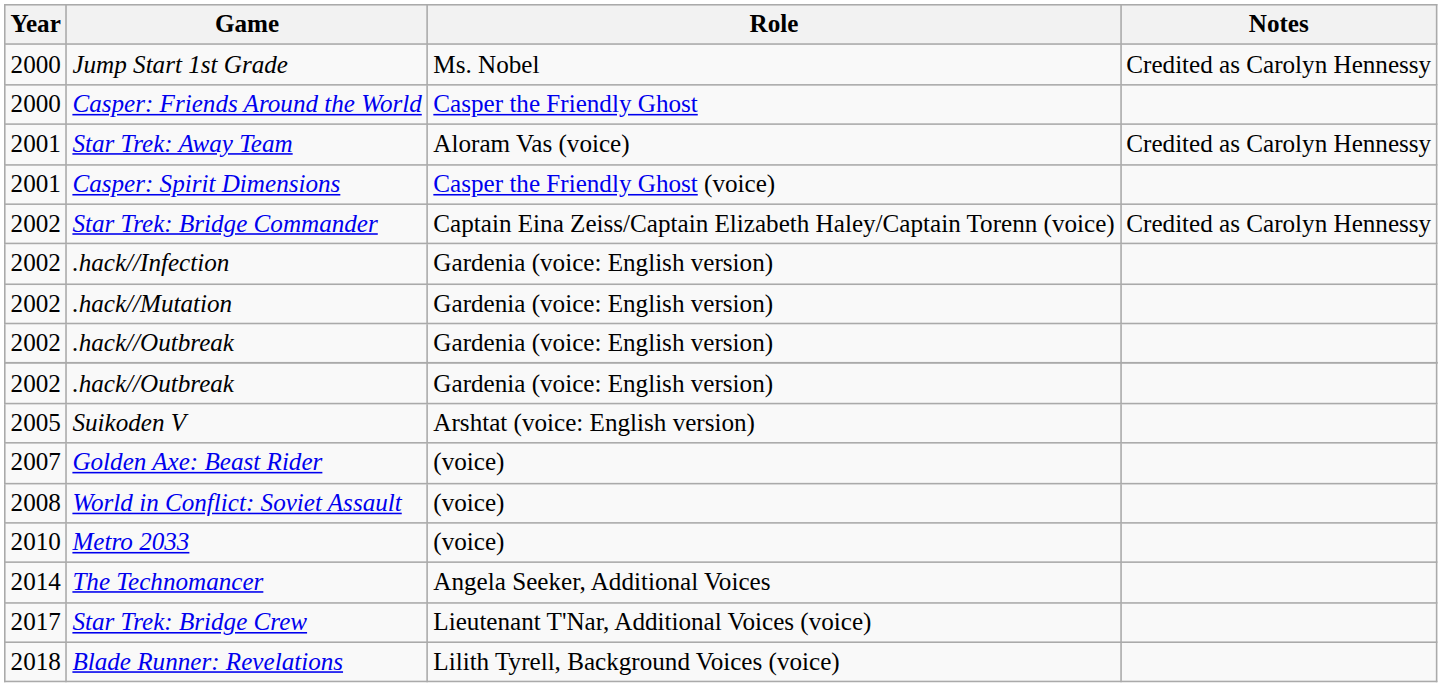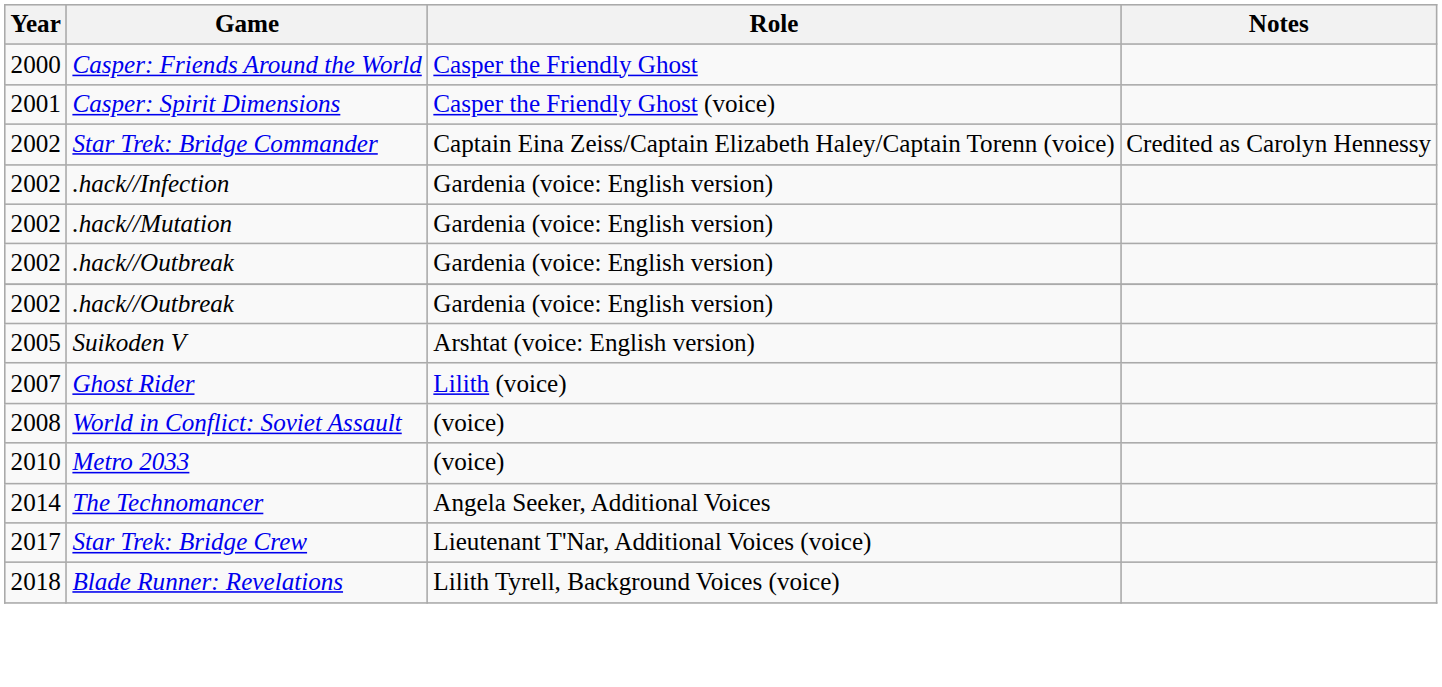- row: (180, 64)
- row: (183, 143)
- row: (197, 462)
+ row: (133, 382)
